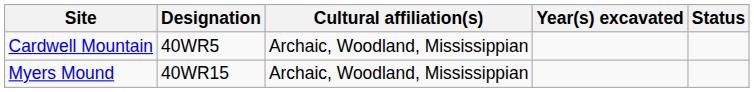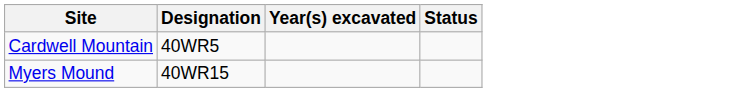- column: (399, 18)
